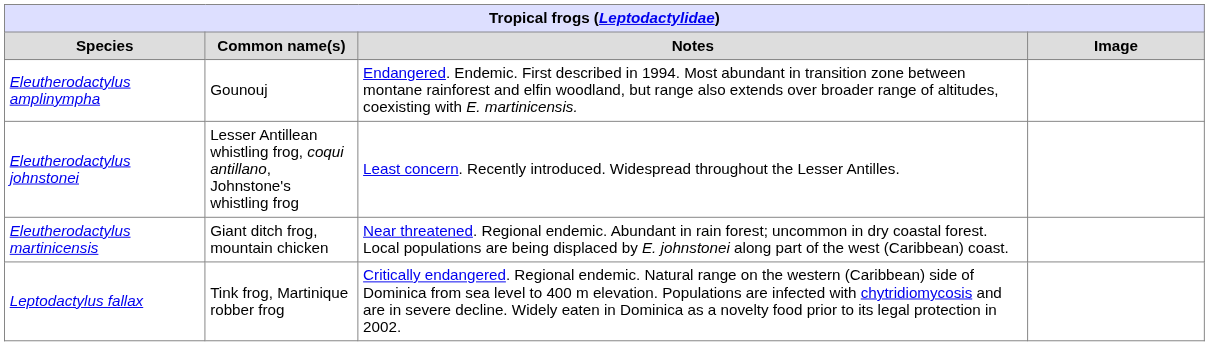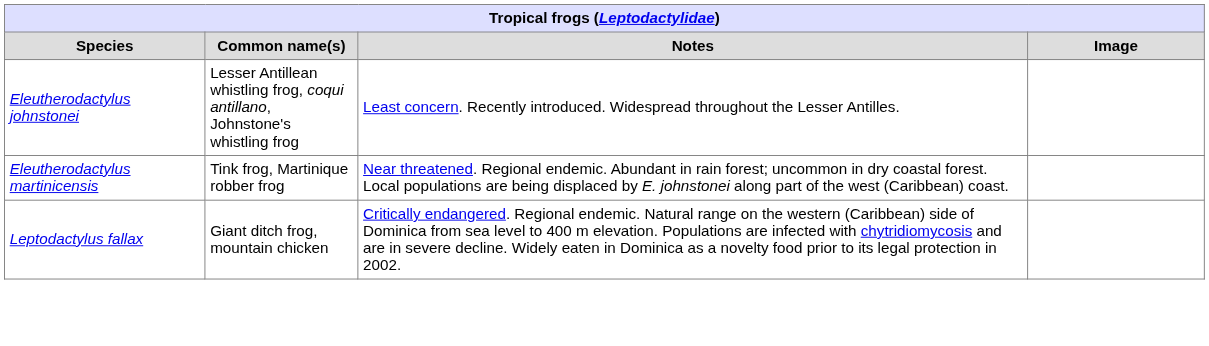- row: (70, 90)
(269, 239) Giant ditch frog, mountain chicken -> (279, 177) Tink frog, Martinique robber frog
(279, 301) Tink frog, Martinique robber frog -> (269, 239) Giant ditch frog, mountain chicken
